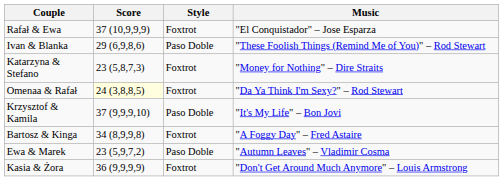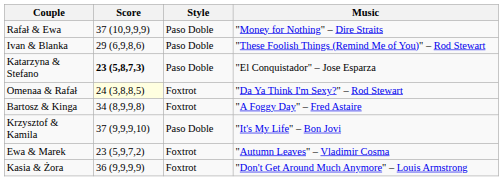(181, 29) Foxtrot -> (190, 29) Paso Doble
(306, 29) "El Conquistador" – Jose Esparza -> (309, 29) "Money for Nothing" – Dire Straits
(120, 68) normal -> (120, 68) bold
(181, 68) Foxtrot -> (190, 68) Paso Doble
(309, 68) "Money for Nothing" – Dire Straits -> (306, 68) "El Conquistador" – Jose Esparza
rows swapped: (33, 112) <-> (42, 135)
(190, 151) Paso Doble -> (181, 151) Foxtrot
